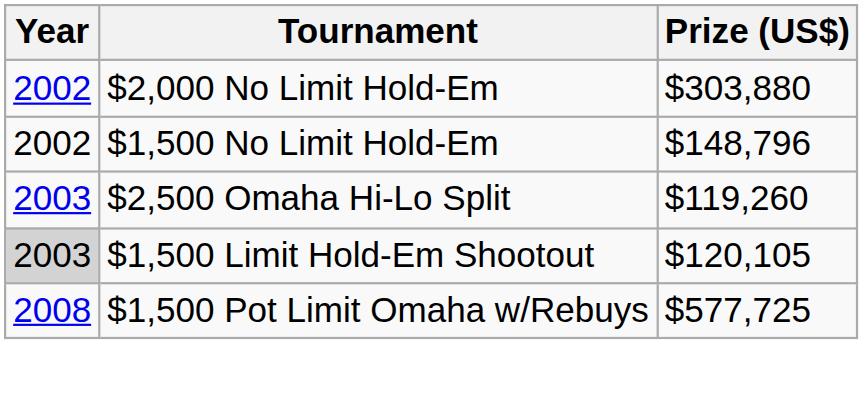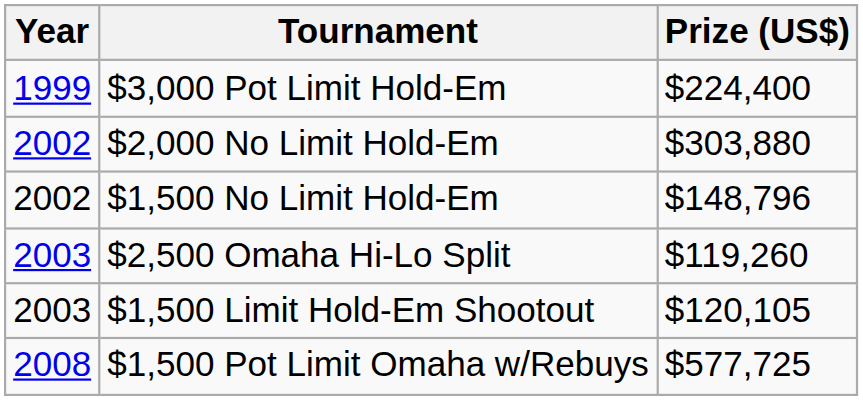+ row: (307, 87)
(52, 254) lightgrey background -> (52, 310) no background
